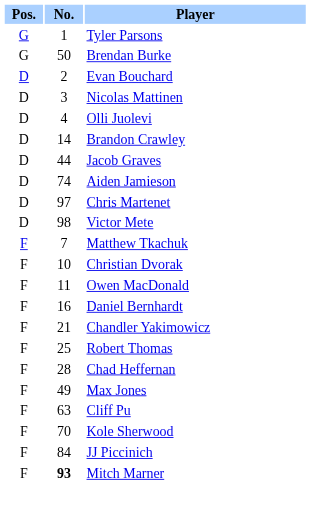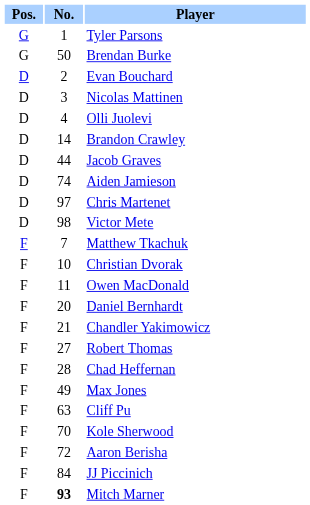(64, 306) 16 -> (64, 306) 20
(64, 348) 25 -> (64, 348) 27
+ row: (127, 452)
